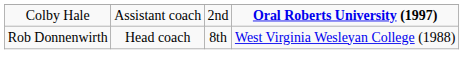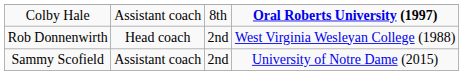(218, 15) 2nd -> (218, 15) 8th
(218, 37) 8th -> (218, 37) 2nd
+ row: (58, 59)
